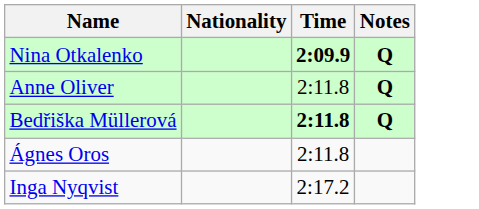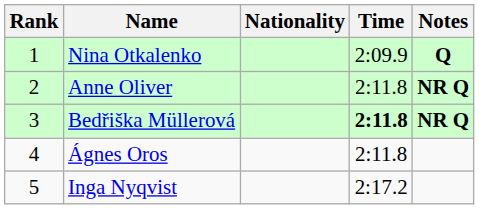+ column: (34, 21)
(323, 54) bold -> (381, 54) normal
(385, 87) Q -> (443, 87) NR Q
(385, 120) Q -> (443, 120) NR Q
